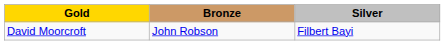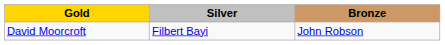columns swapped: (367, 13) <-> (222, 13)
